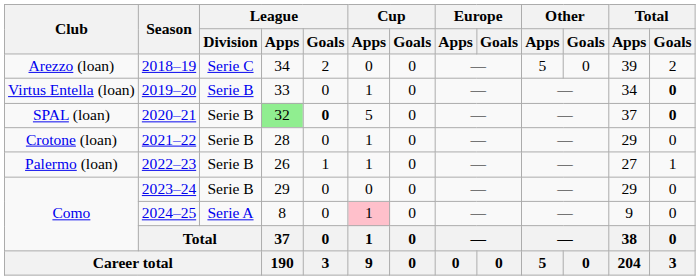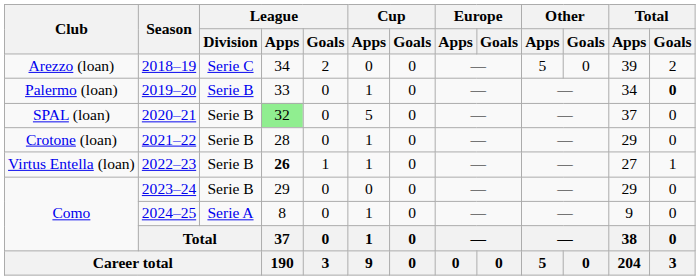(71, 90) Virtus Entella (loan) -> (71, 90) Palermo (loan)
(325, 115) bold -> (325, 115) normal
(673, 115) bold -> (673, 115) normal
(71, 164) Palermo (loan) -> (71, 164) Virtus Entella (loan)
(282, 164) normal -> (282, 164) bold
(369, 213) pink background -> (369, 213) no background
